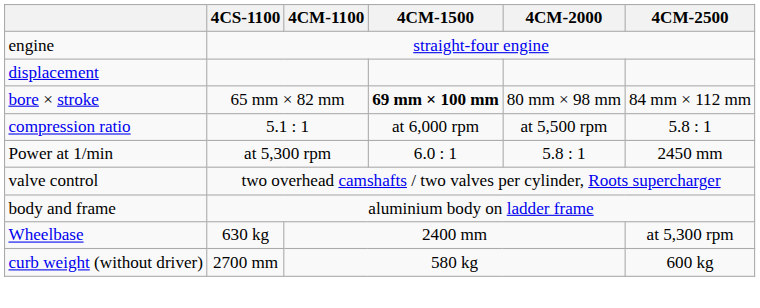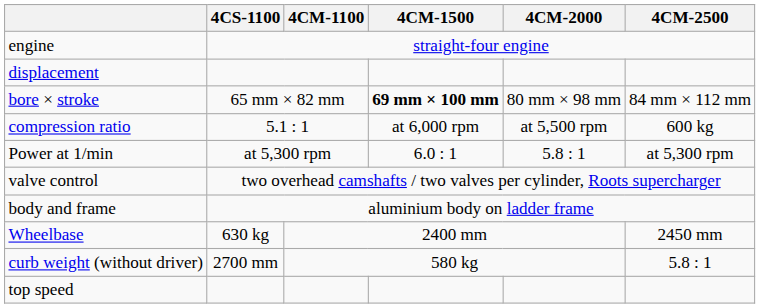(690, 126) 5.8 : 1 -> (690, 126) 600 kg
(690, 153) 2450 mm -> (690, 153) at 5,300 rpm
(690, 235) at 5,300 rpm -> (690, 235) 2450 mm
(690, 262) 600 kg -> (690, 262) 5.8 : 1
+ row: (41, 289)
